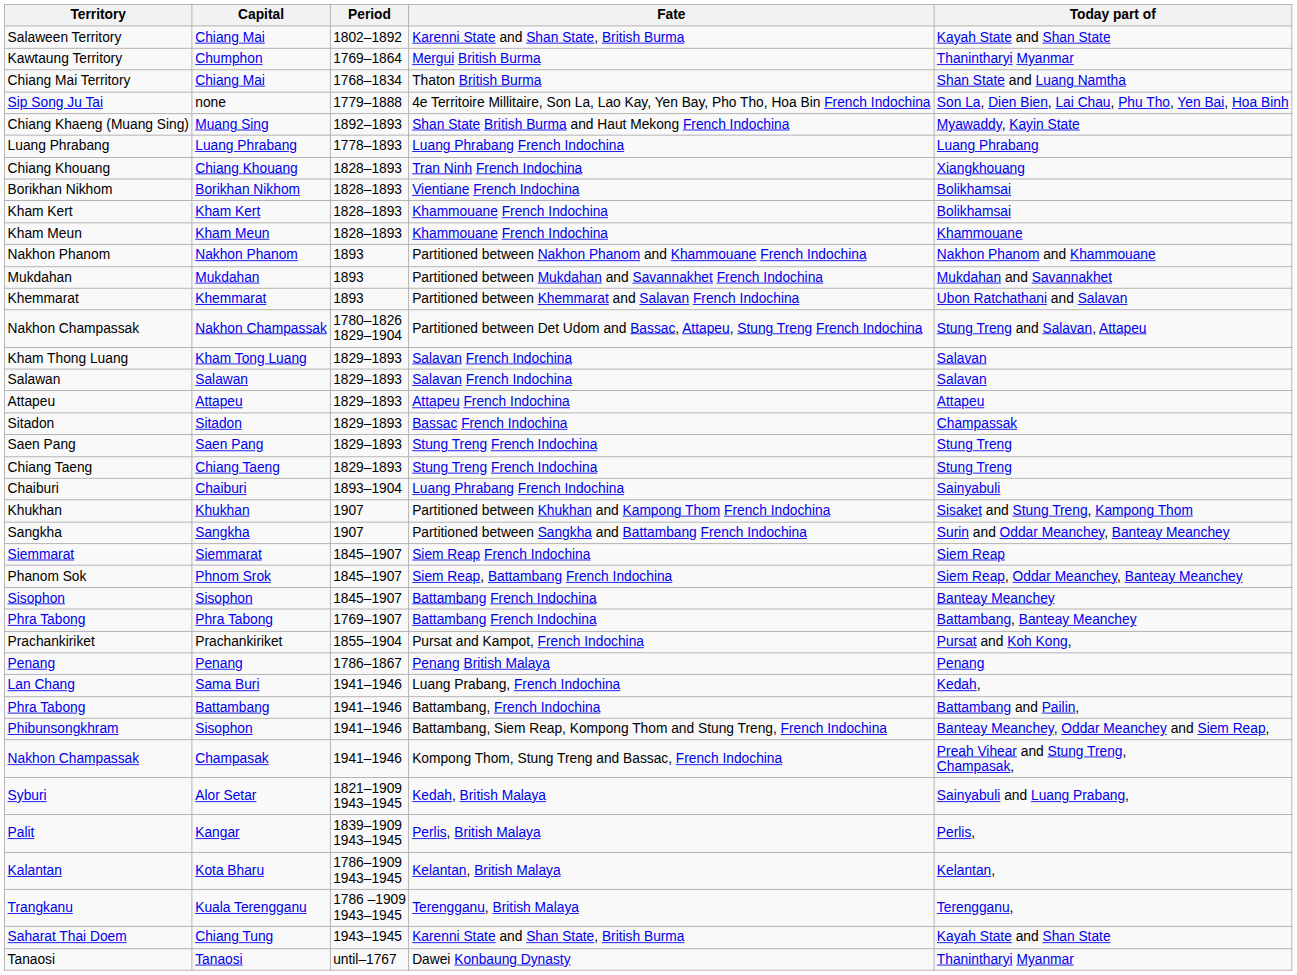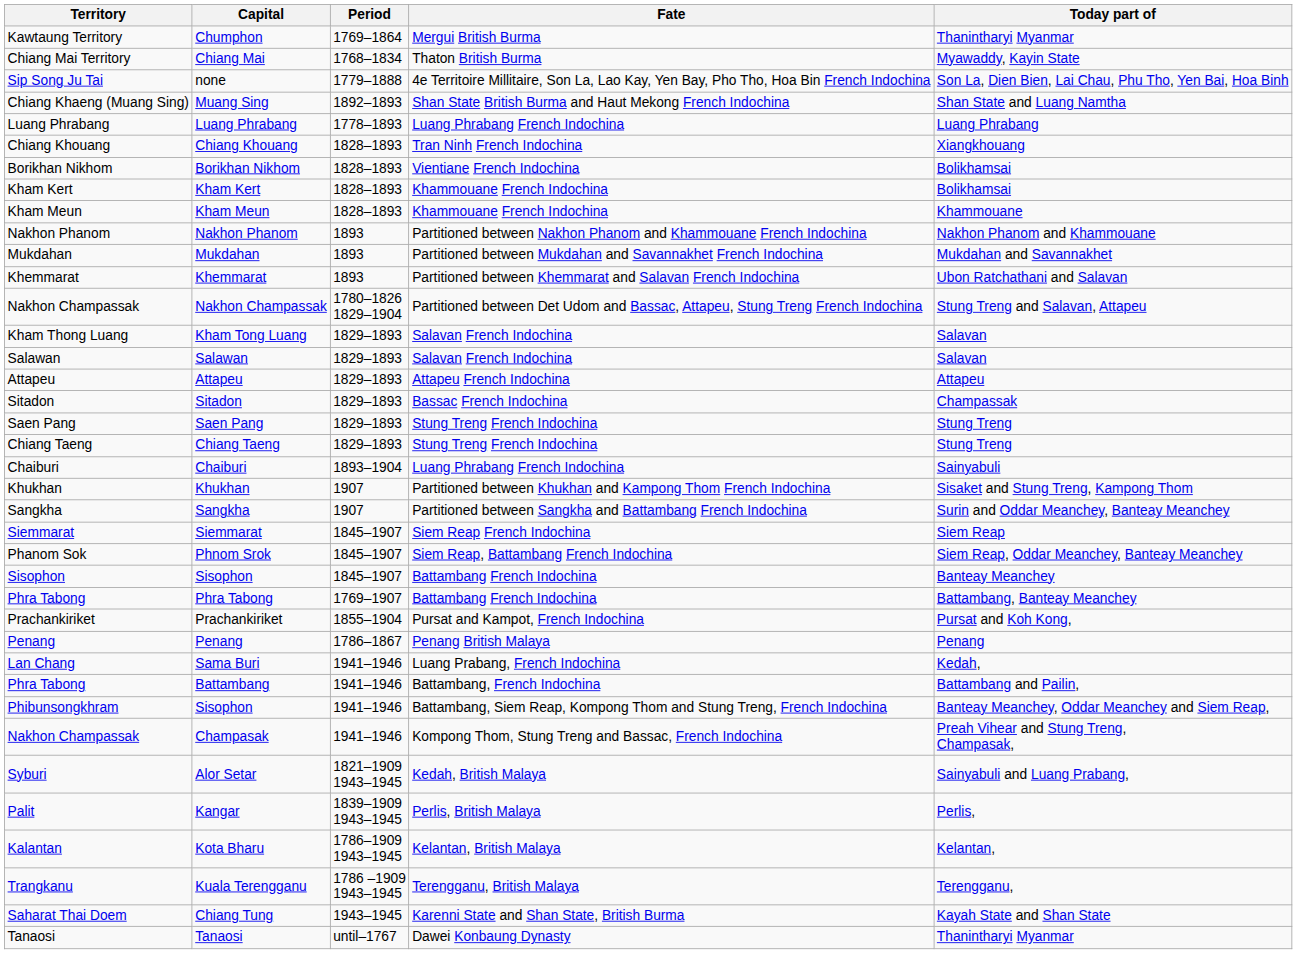- row: (64, 37)
(1031, 80) Shan State and Luang Namtha -> (1008, 59) Myawaddy, Kayin State
(1008, 124) Myawaddy, Kayin State -> (1031, 102) Shan State and Luang Namtha
